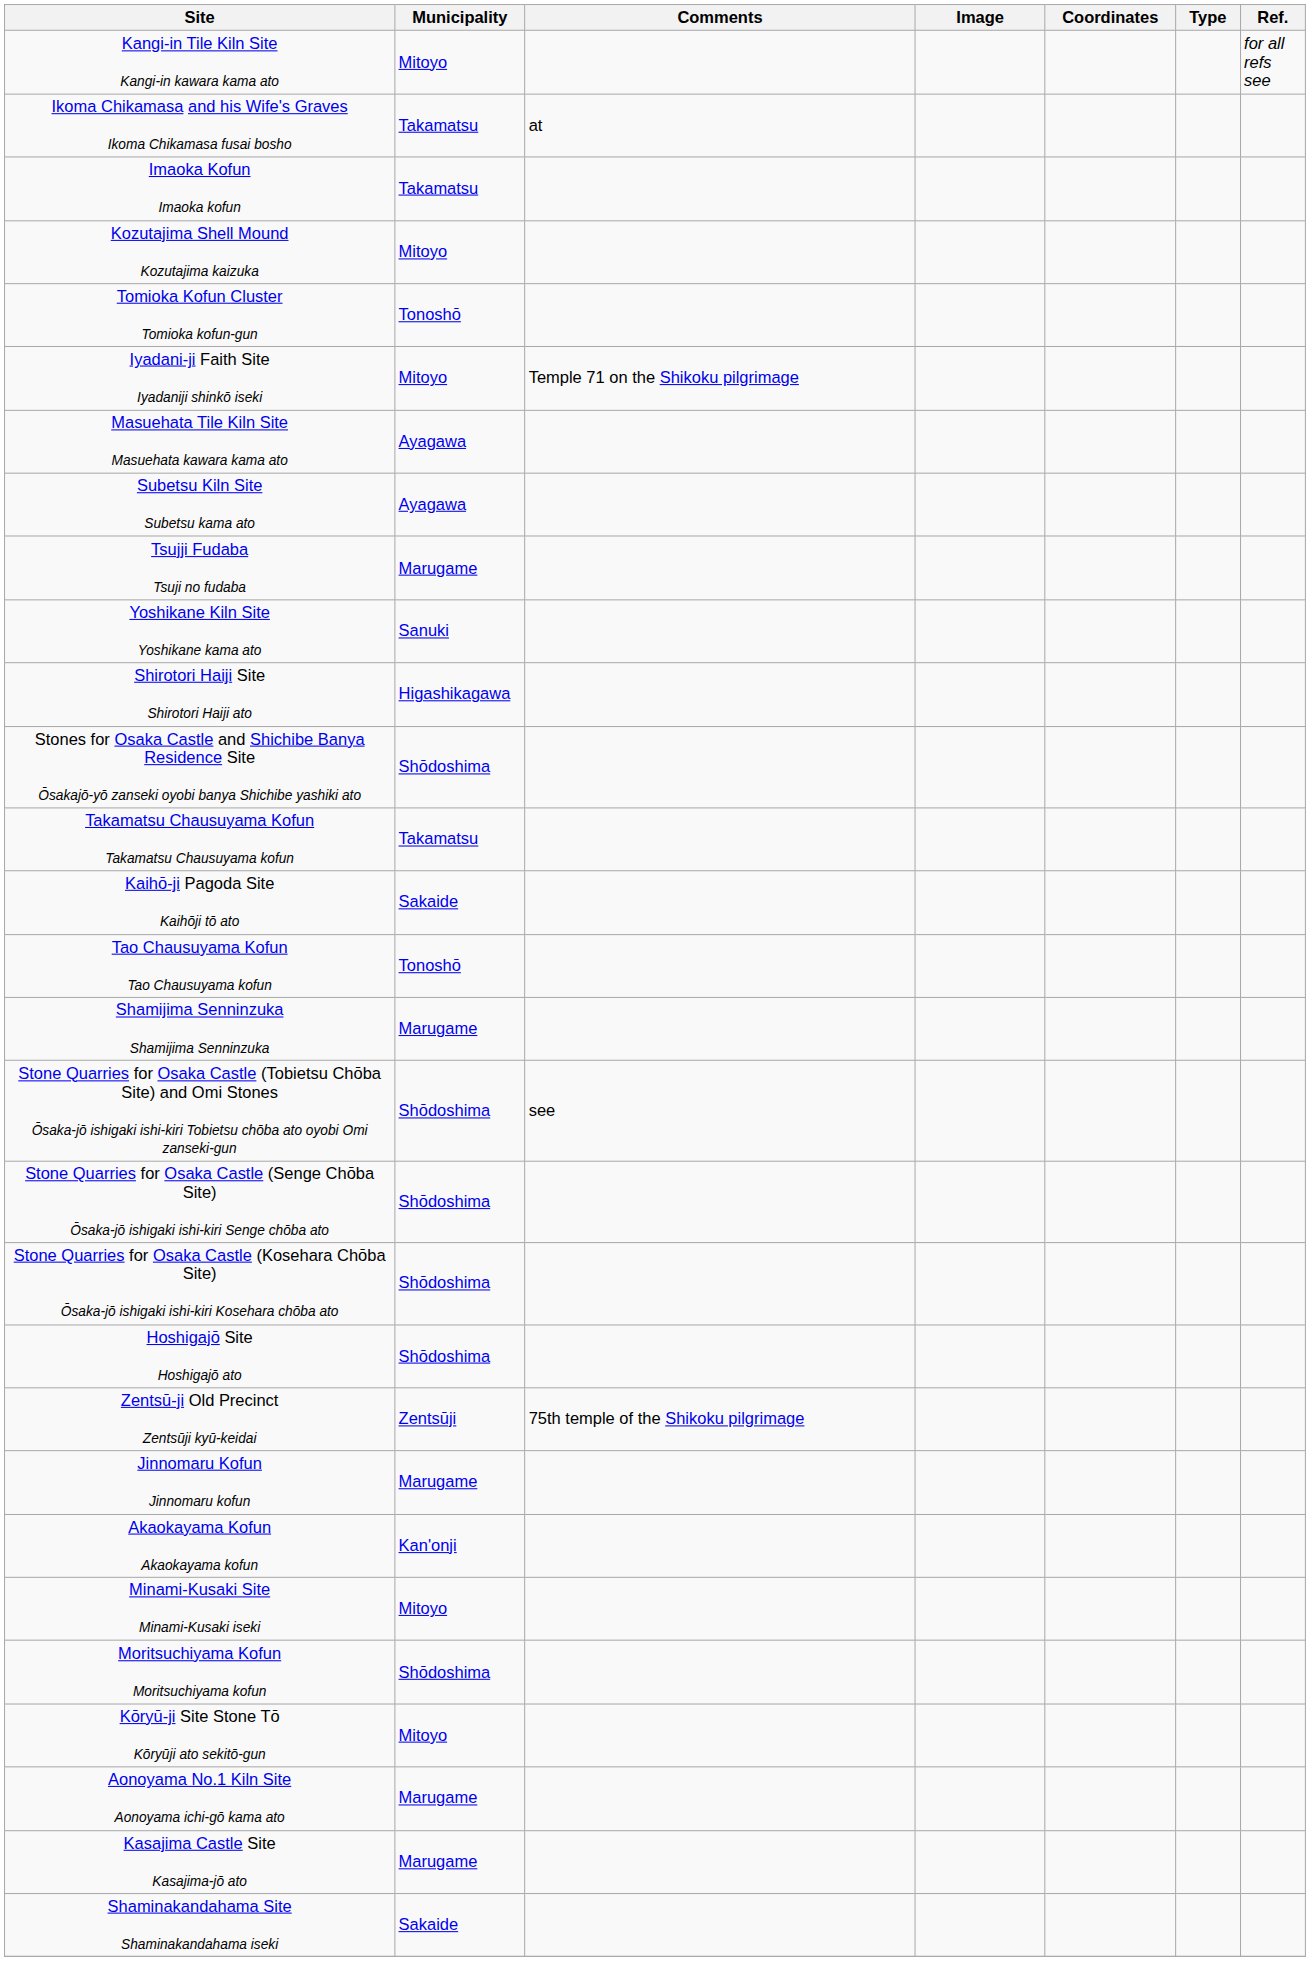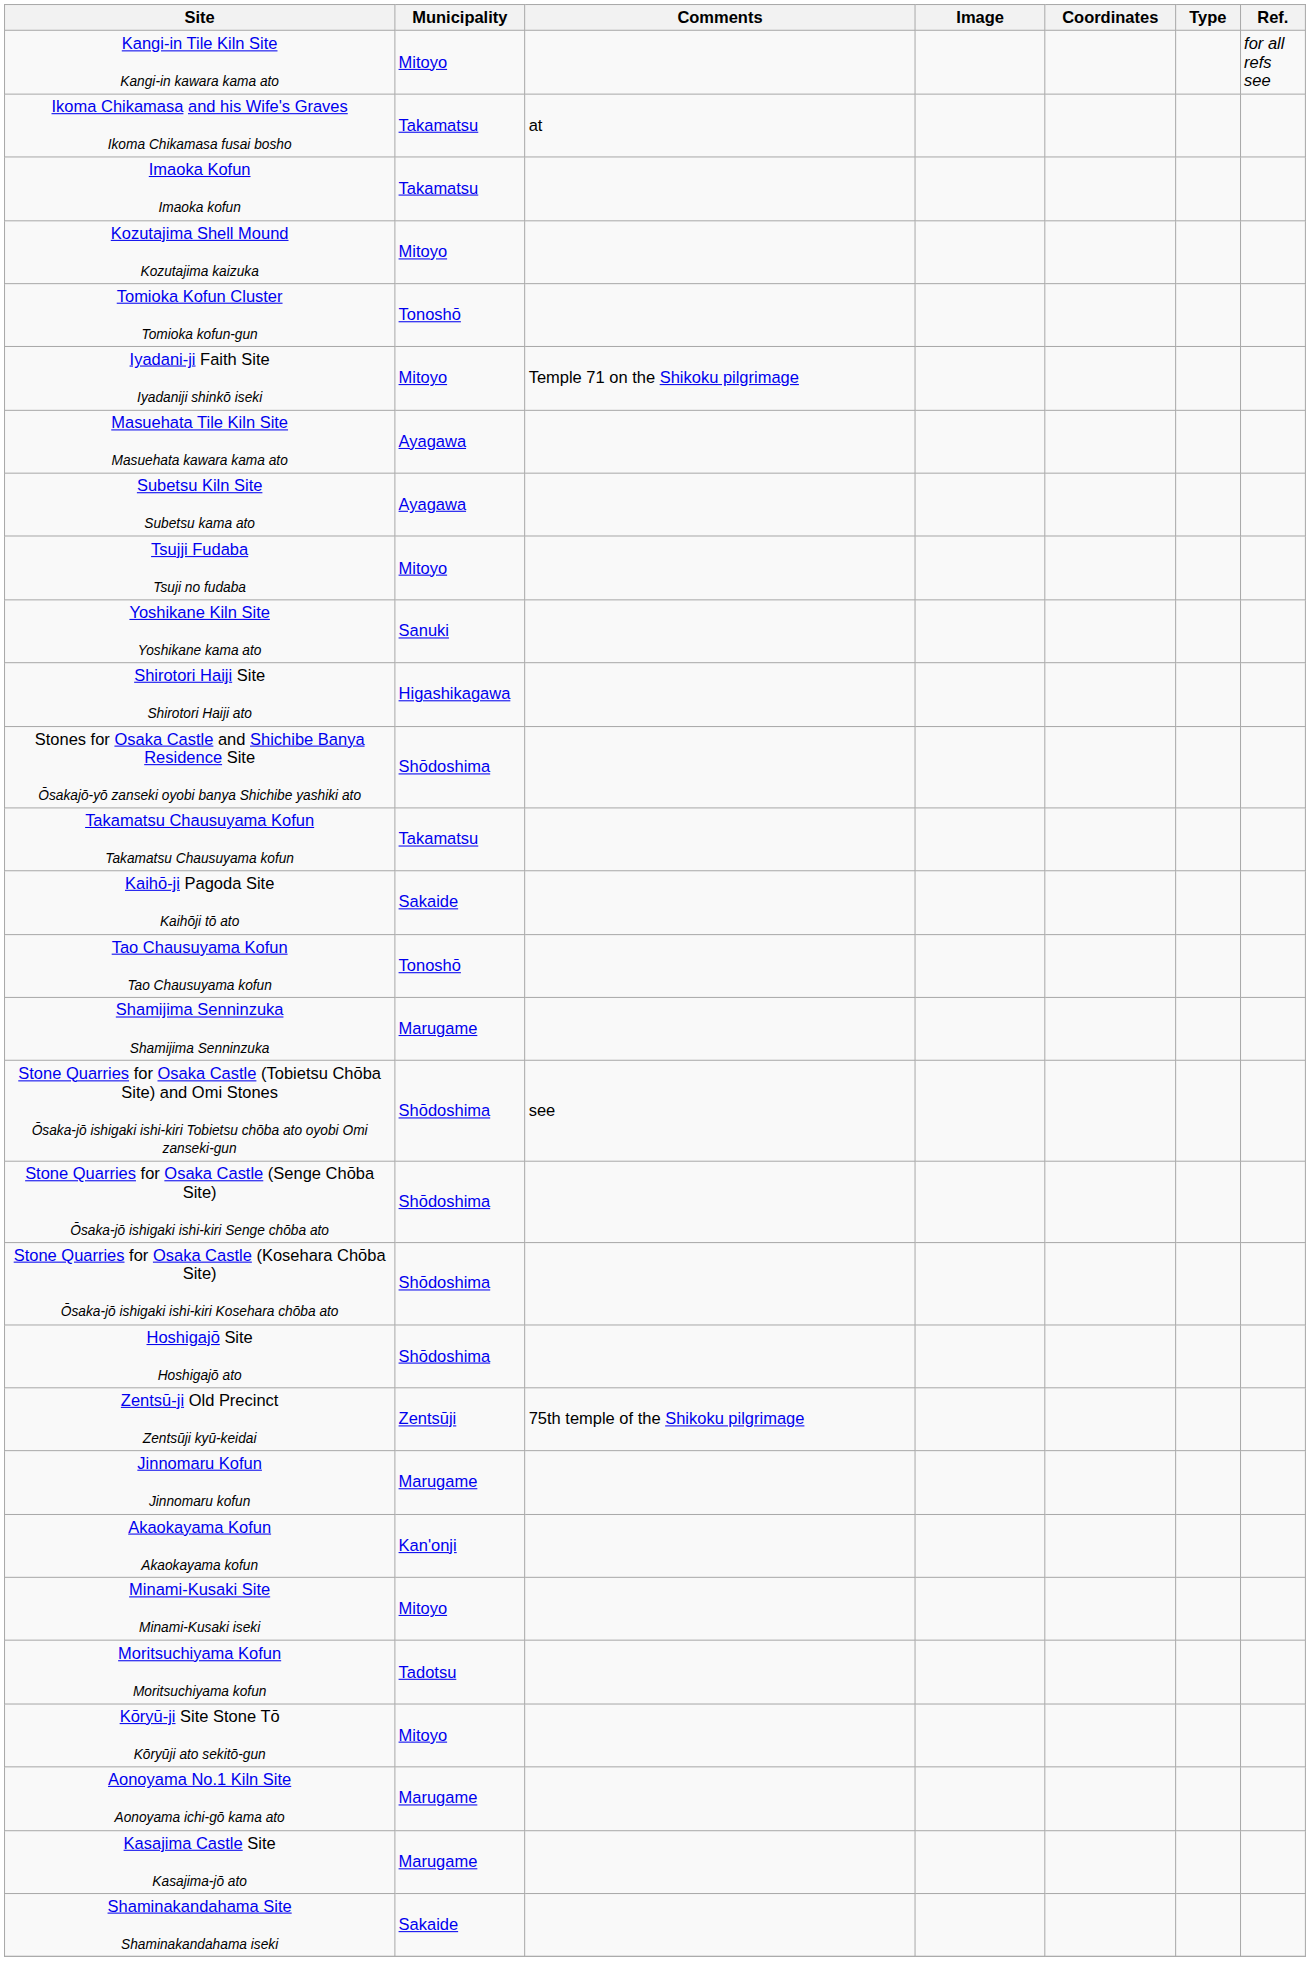(438, 567) Marugame -> (423, 567) Mitoyo
(444, 1672) Shōdoshima -> (427, 1672) Tadotsu
